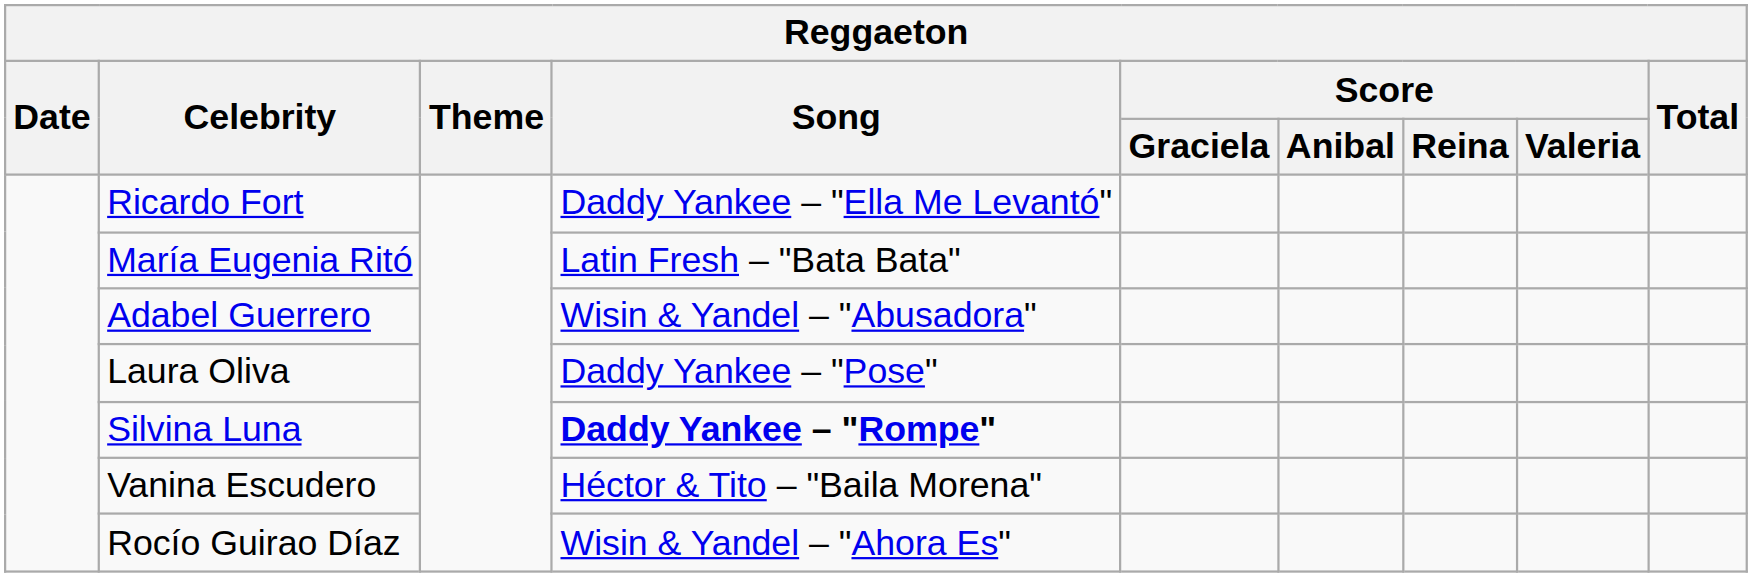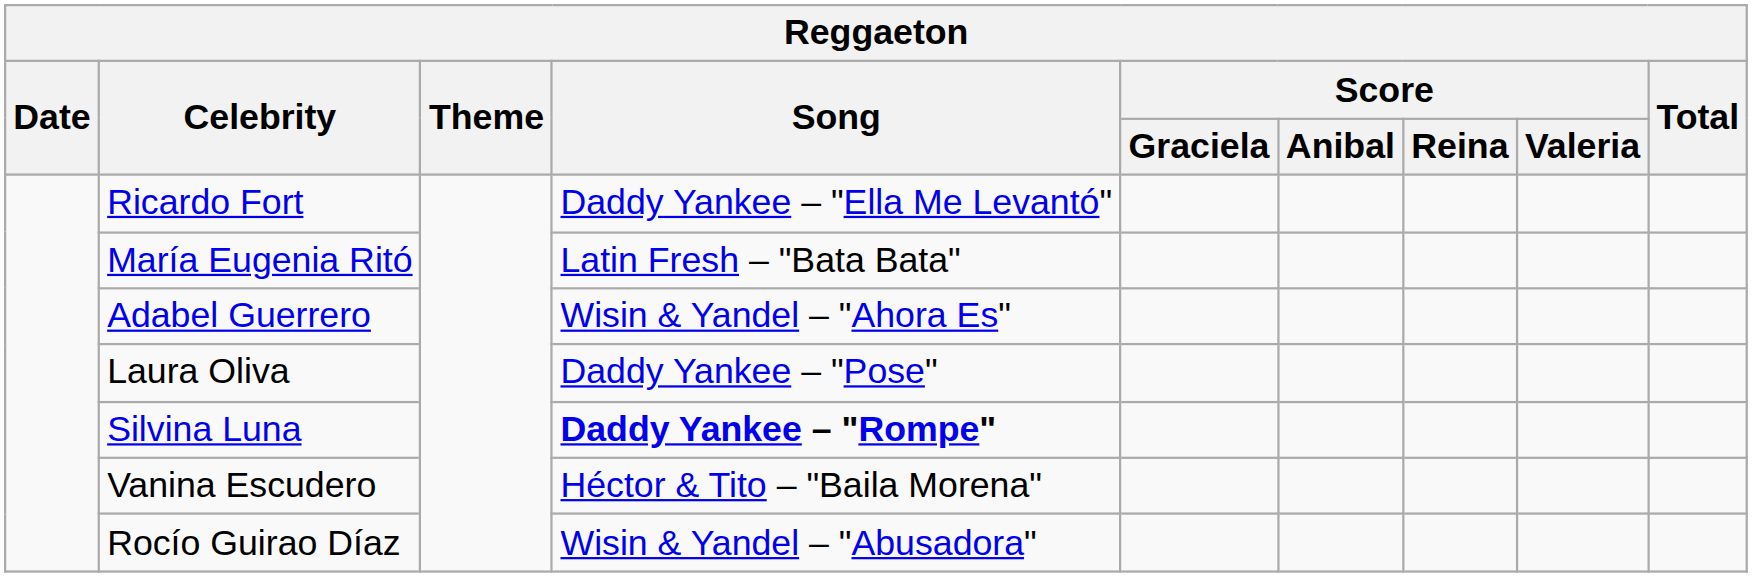(799, 315) Wisin & Yandel – "Abusadora" -> (786, 315) Wisin & Yandel – "Ahora Es"
(786, 542) Wisin & Yandel – "Ahora Es" -> (799, 542) Wisin & Yandel – "Abusadora"
